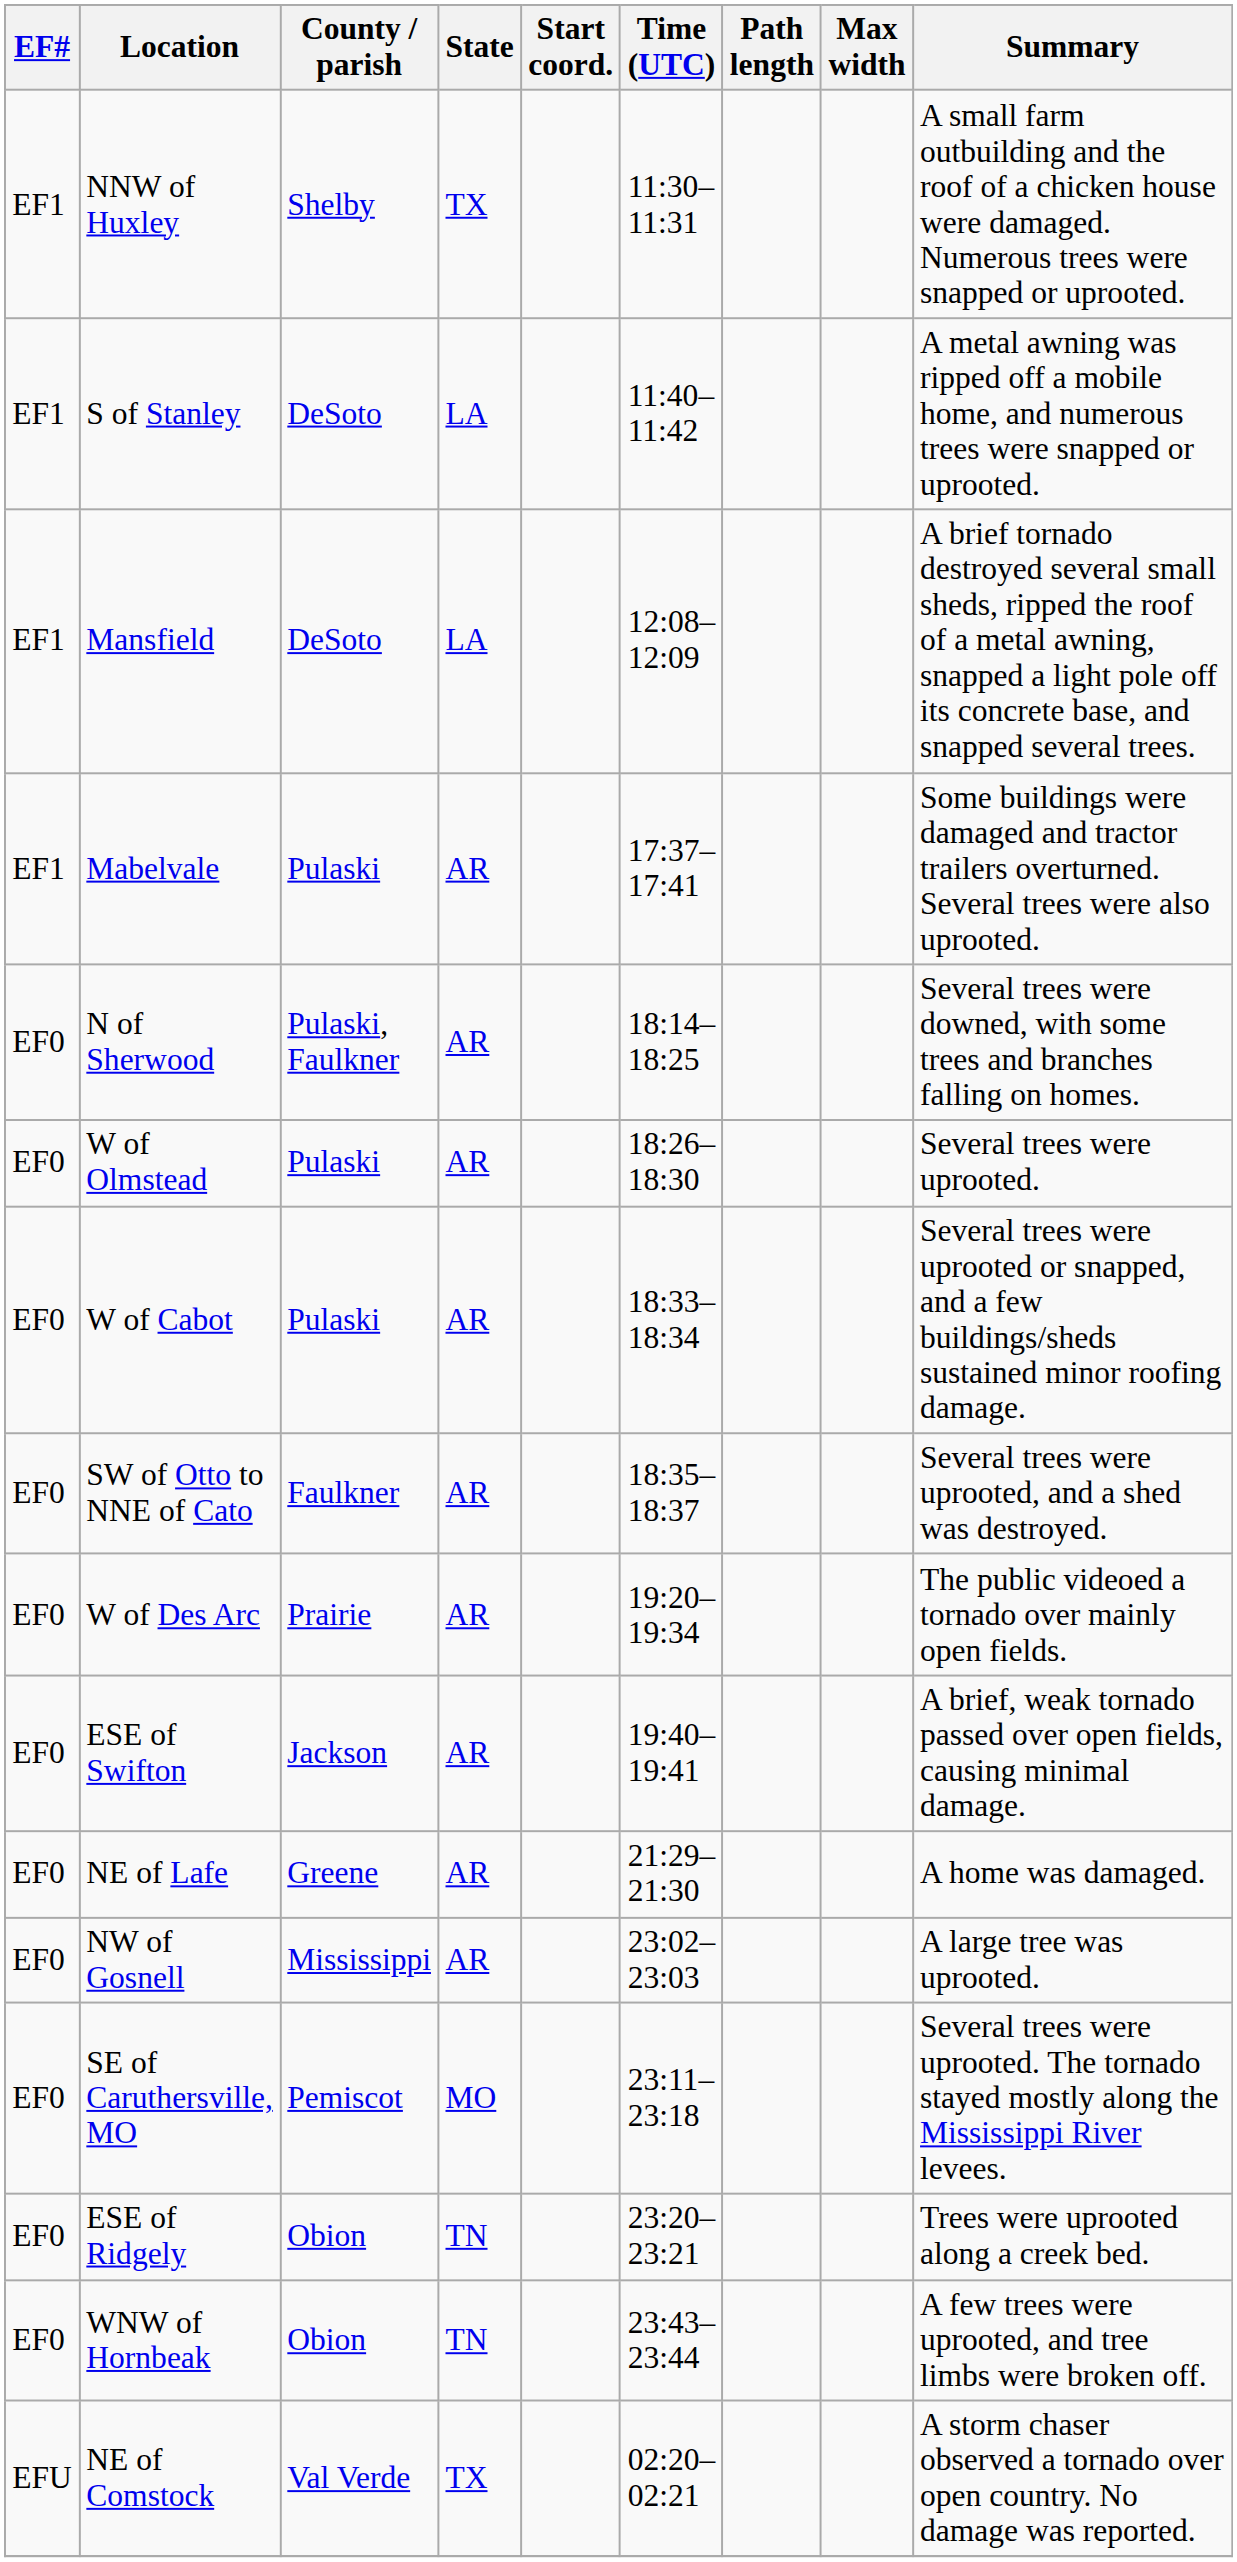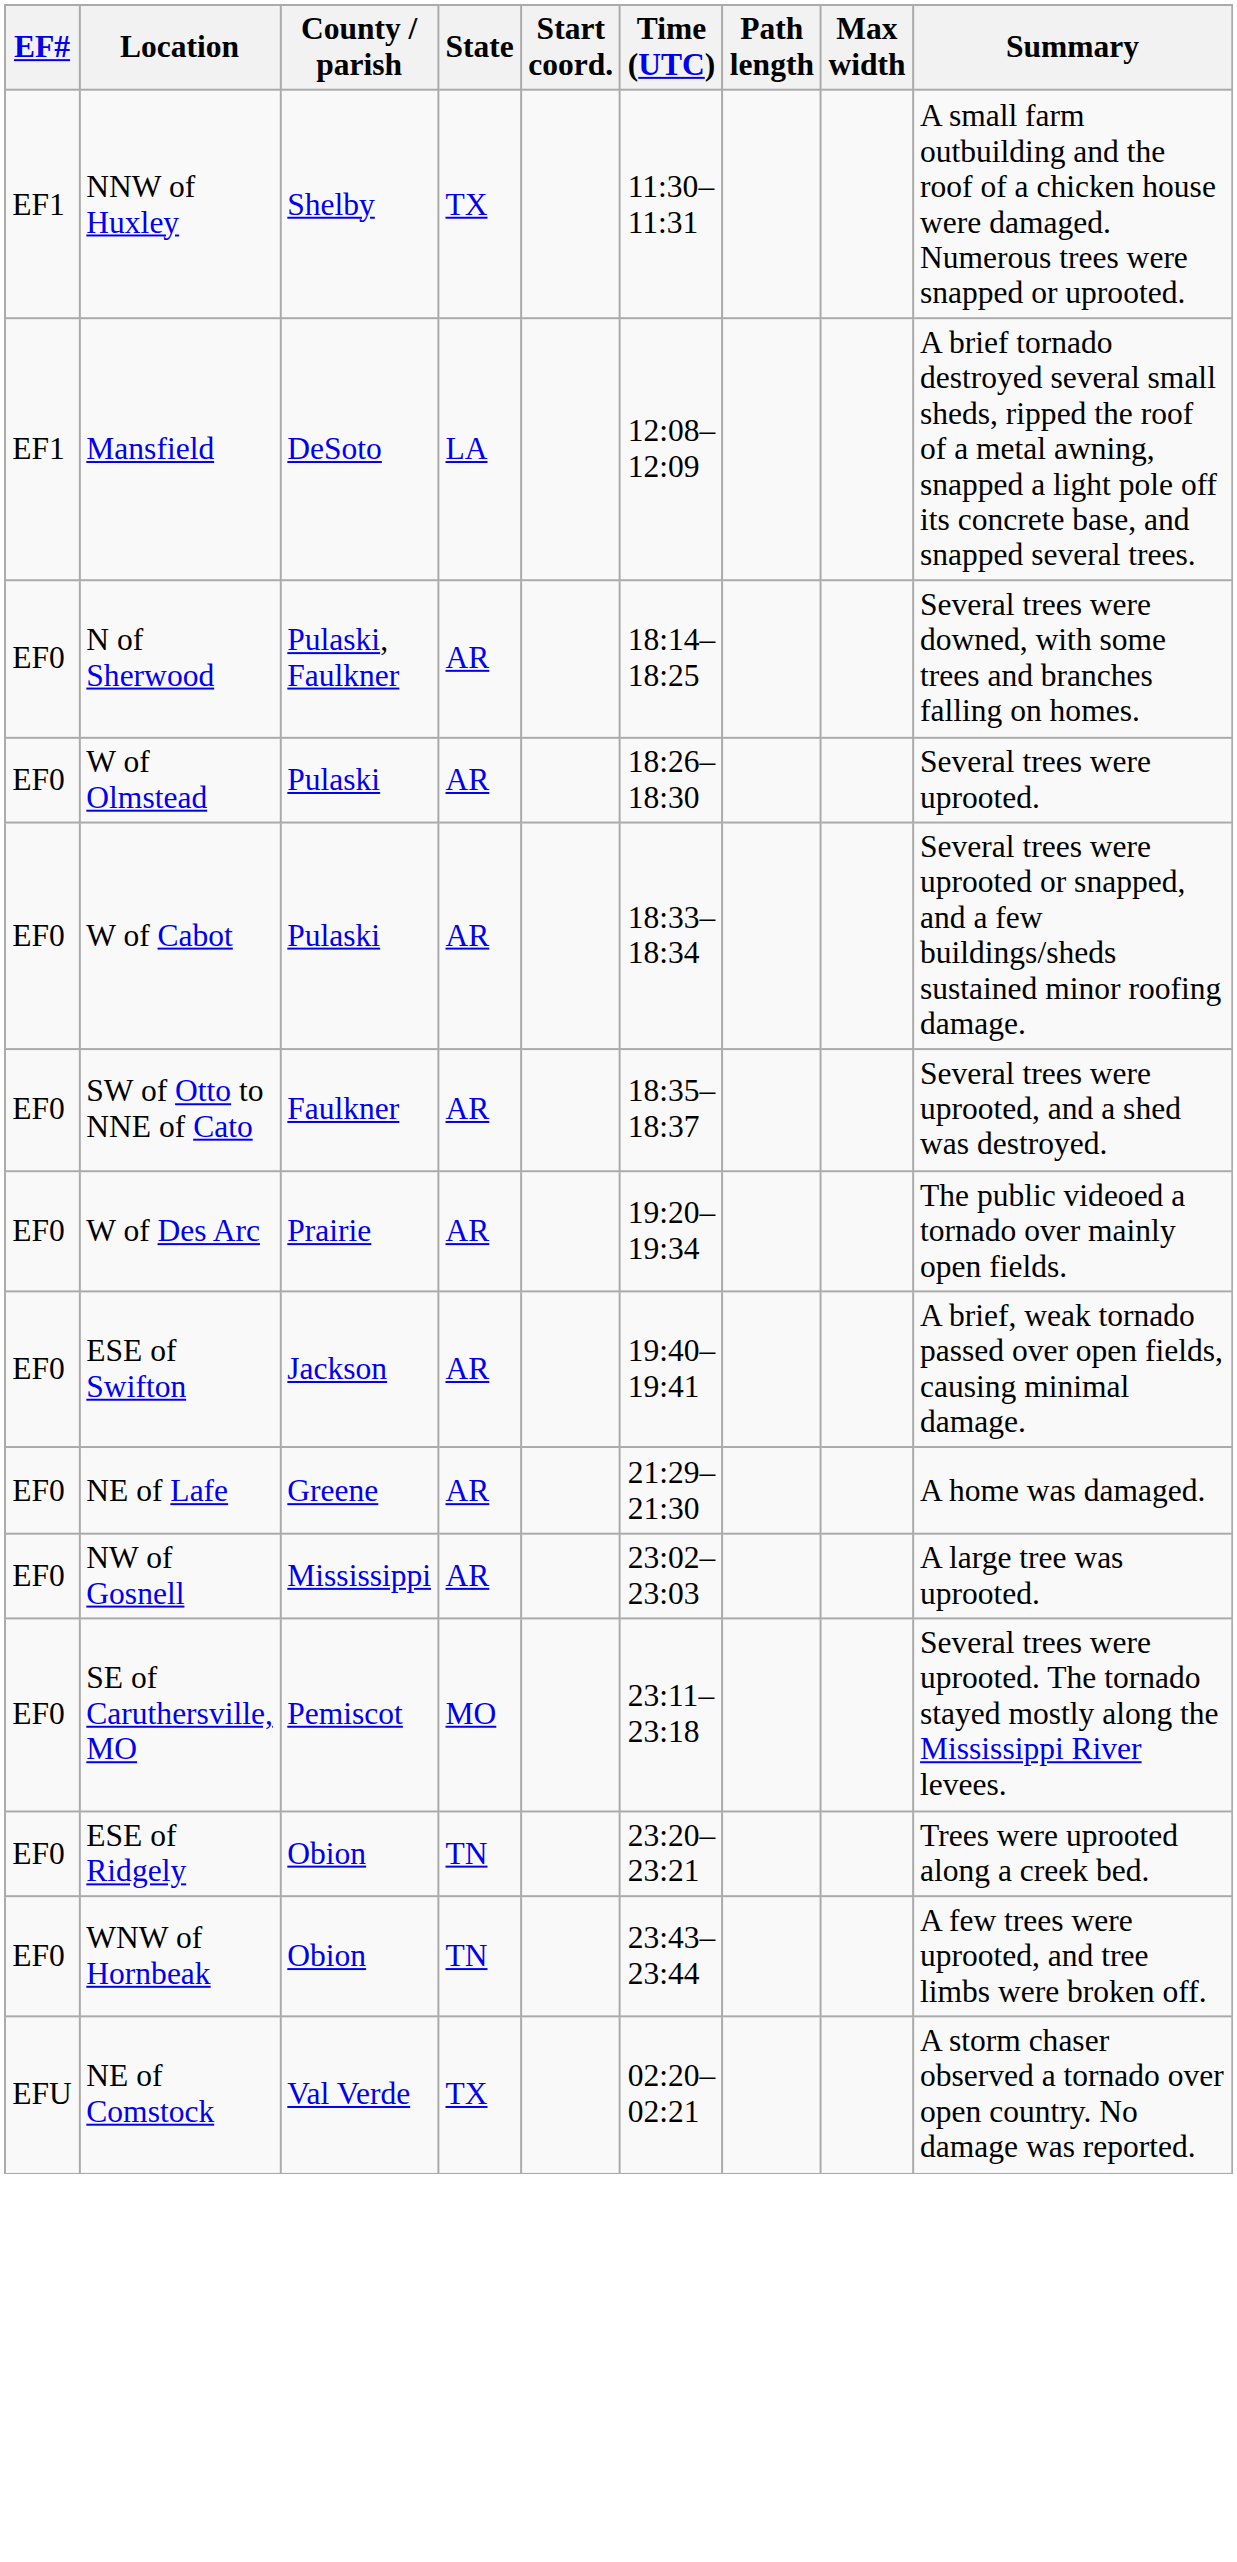- row: (163, 413)
- row: (153, 867)
